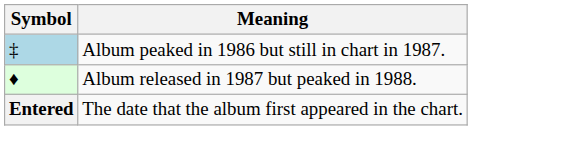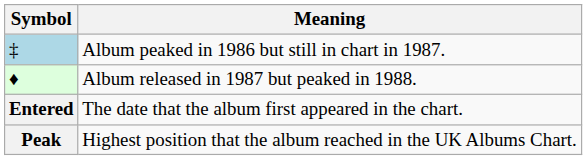+ row: (41, 139)
